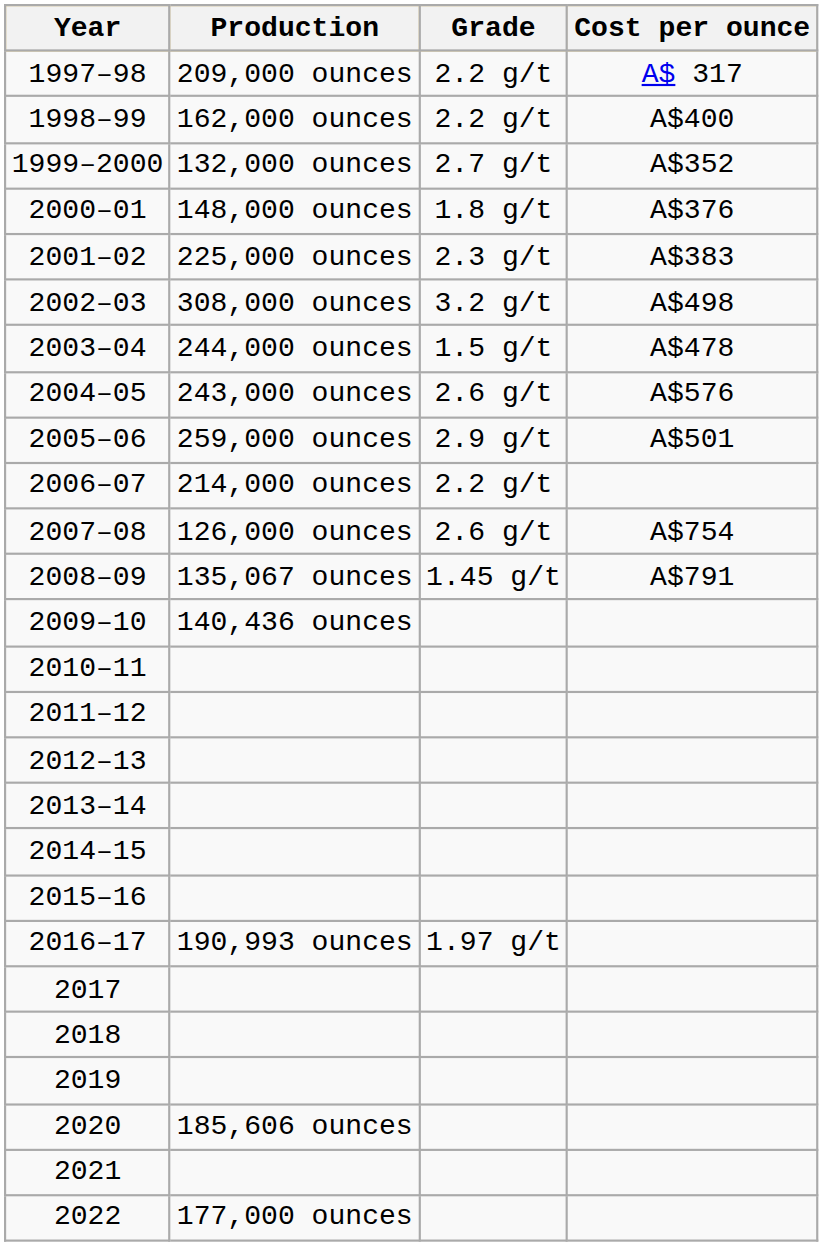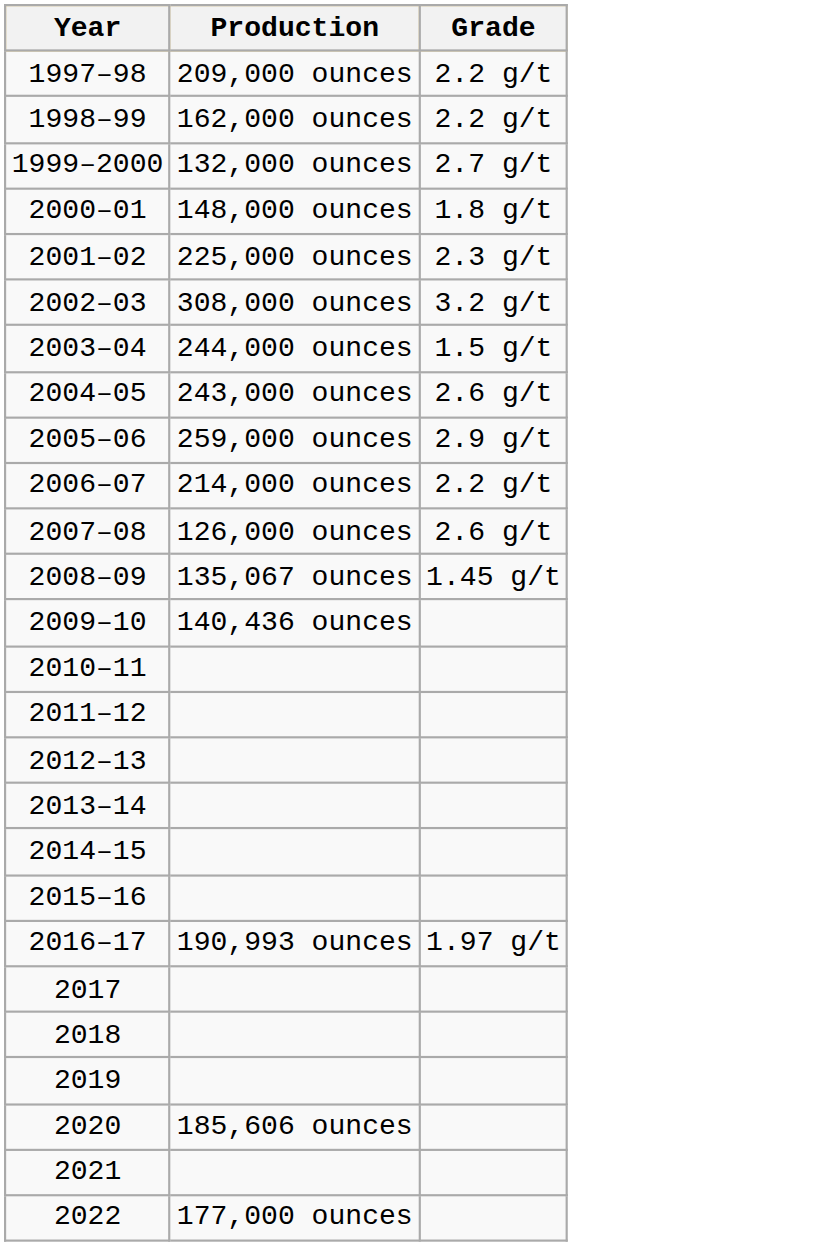- column: (692, 28)
